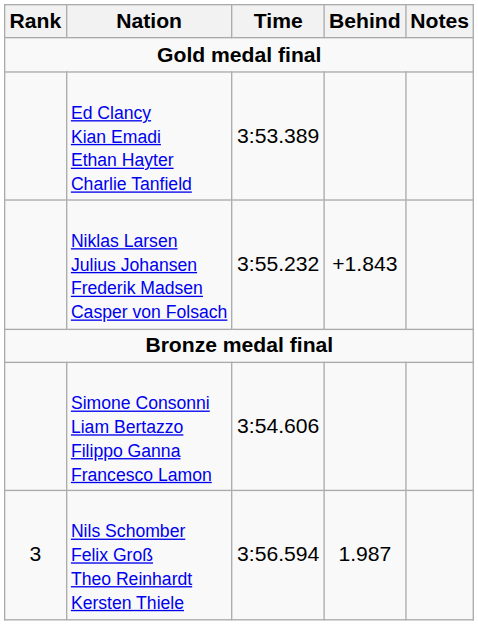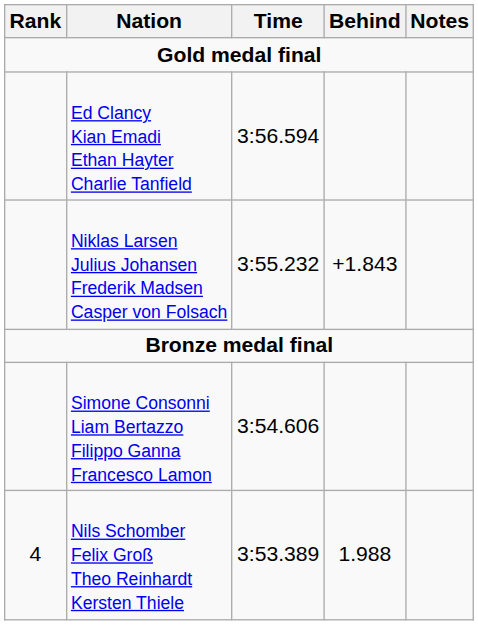(278, 135) 3:53.389 -> (278, 135) 3:56.594
(35, 554) 3 -> (35, 554) 4
(278, 554) 3:56.594 -> (278, 554) 3:53.389
(365, 554) 1.987 -> (365, 554) 1.988
